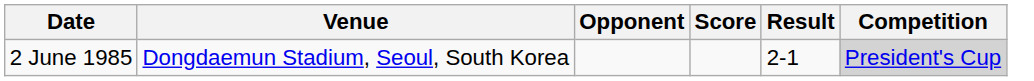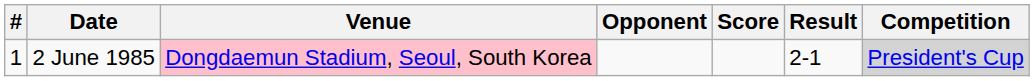+ column: (16, 22)
(356, 57) no background -> (378, 57) pink background
